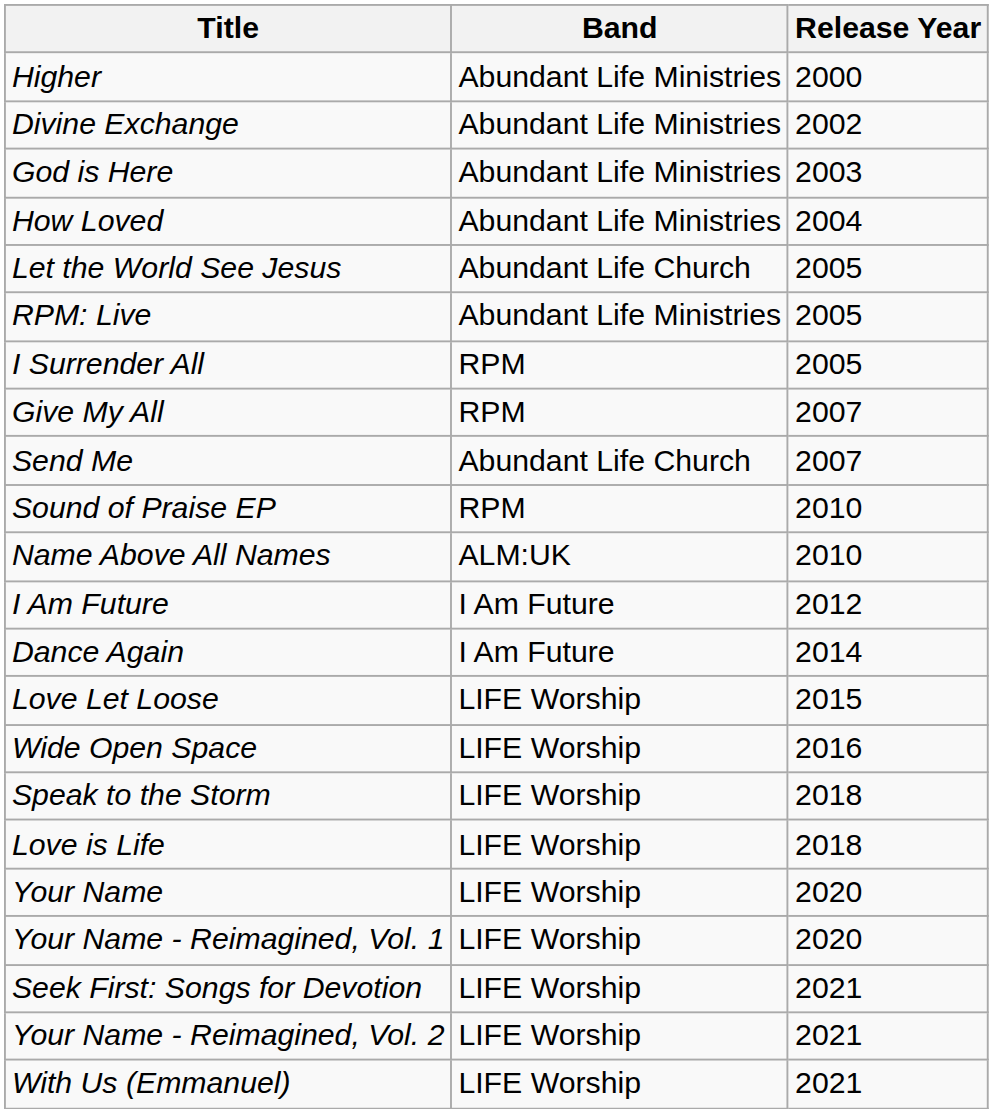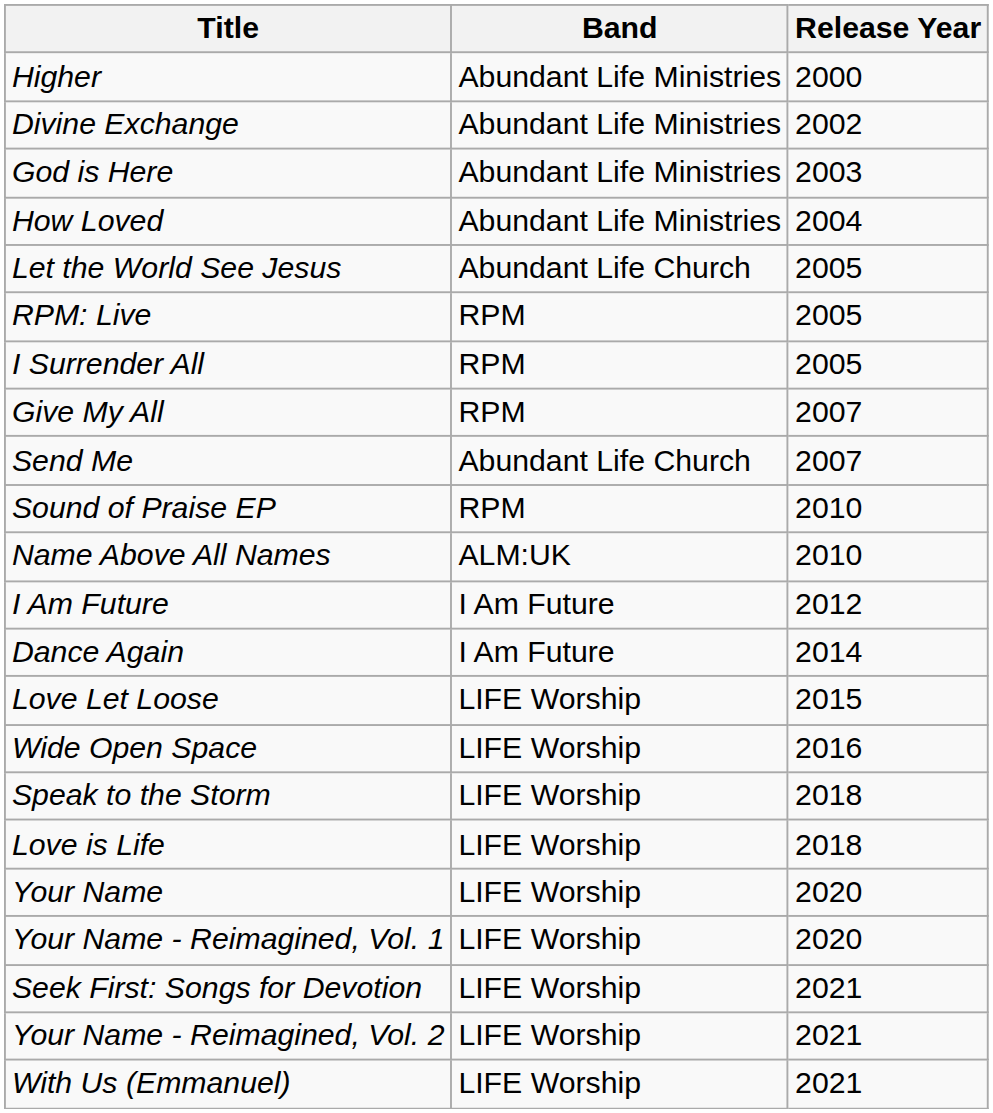(620, 316) Abundant Life Ministries -> (492, 316) RPM
